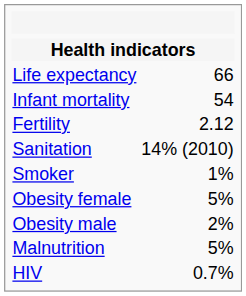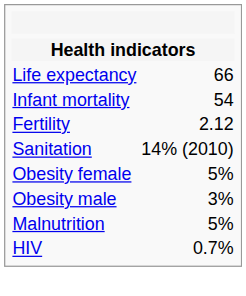- row: (43, 174)
(221, 223) 2% -> (221, 199) 3%
